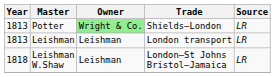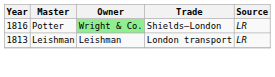(17, 26) 1813 -> (17, 26) 1816
- row: (53, 60)
